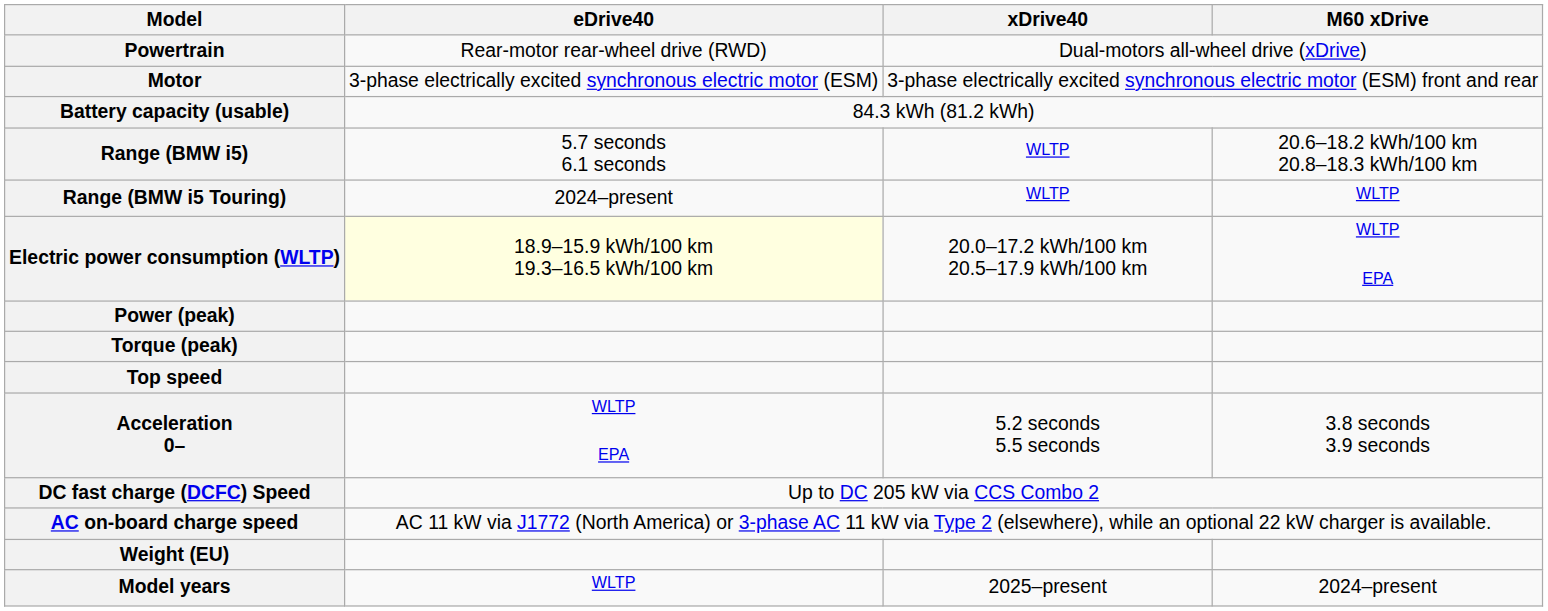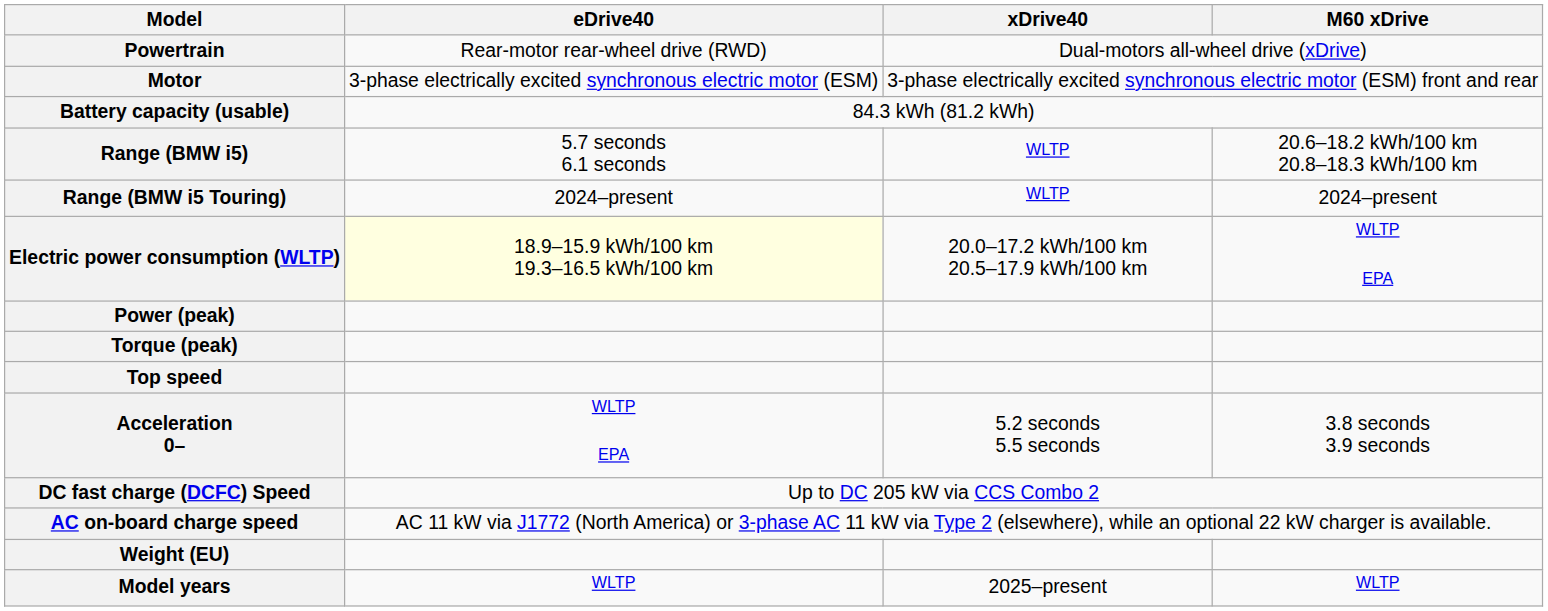(1378, 193) WLTP -> (1378, 197) 2024–present
(1378, 587) 2024–present -> (1378, 583) WLTP
